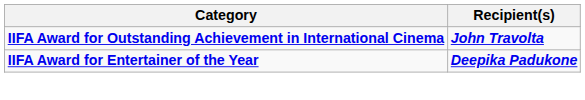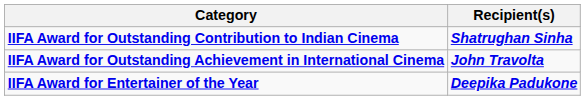+ row: (203, 38)
